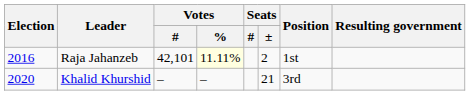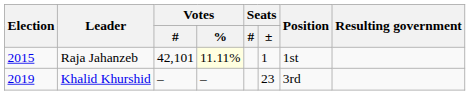(21, 57) 2016 -> (21, 57) 2015
(264, 57) 2 -> (264, 57) 1
(21, 79) 2020 -> (21, 79) 2019
(268, 79) 21 -> (268, 79) 23
